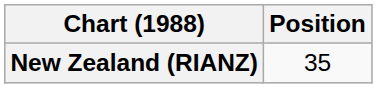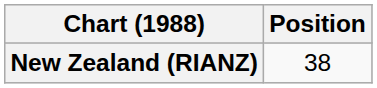(318, 62) 35 -> (318, 62) 38
